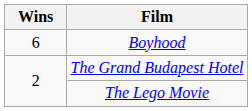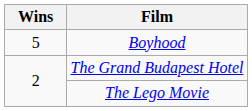(36, 42) 6 -> (36, 42) 5
